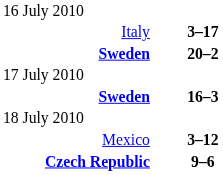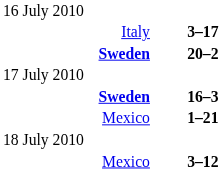+ row: (126, 118)
- row: (97, 161)
